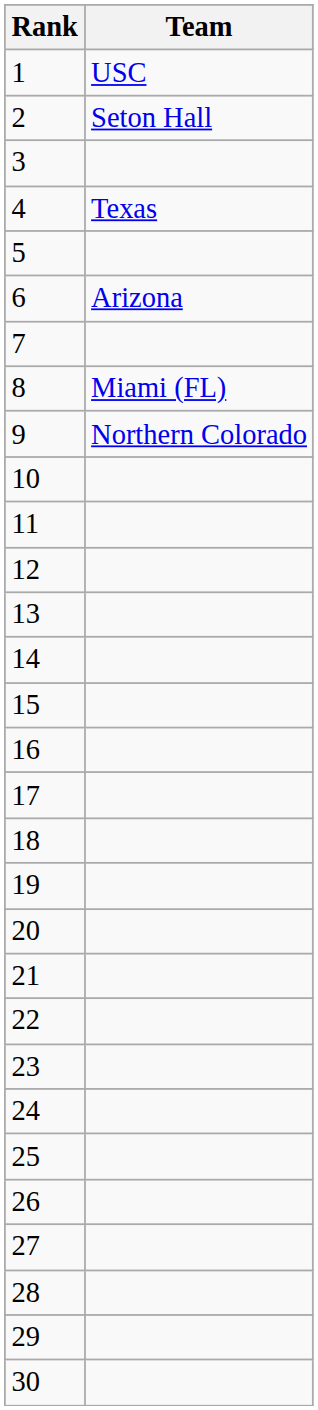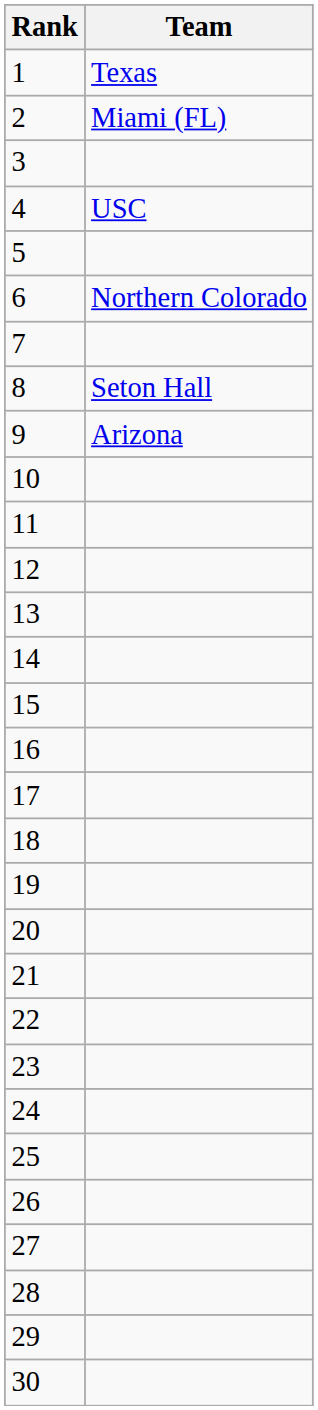(119, 72) USC -> (124, 72) Texas
(152, 117) Seton Hall -> (159, 117) Miami (FL)
(124, 207) Texas -> (119, 207) USC
(137, 298) Arizona -> (199, 298) Northern Colorado
(159, 388) Miami (FL) -> (152, 388) Seton Hall
(199, 433) Northern Colorado -> (137, 433) Arizona
